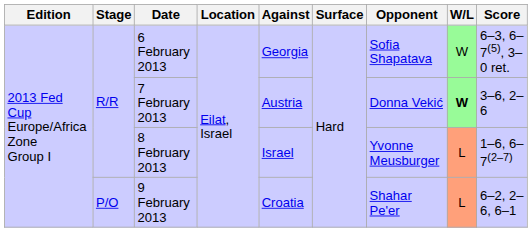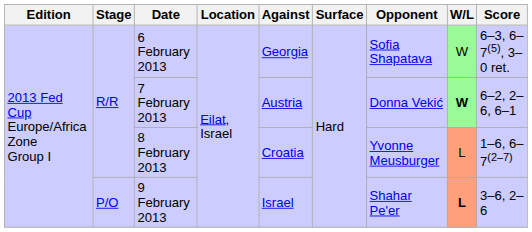(502, 103) 3–6, 2–6 -> (502, 103) 6–2, 2–6, 6–1
(278, 153) Israel -> (283, 153) Croatia
(283, 203) Croatia -> (278, 203) Israel
(462, 203) normal -> (462, 203) bold
(502, 203) 6–2, 2–6, 6–1 -> (502, 203) 3–6, 2–6
